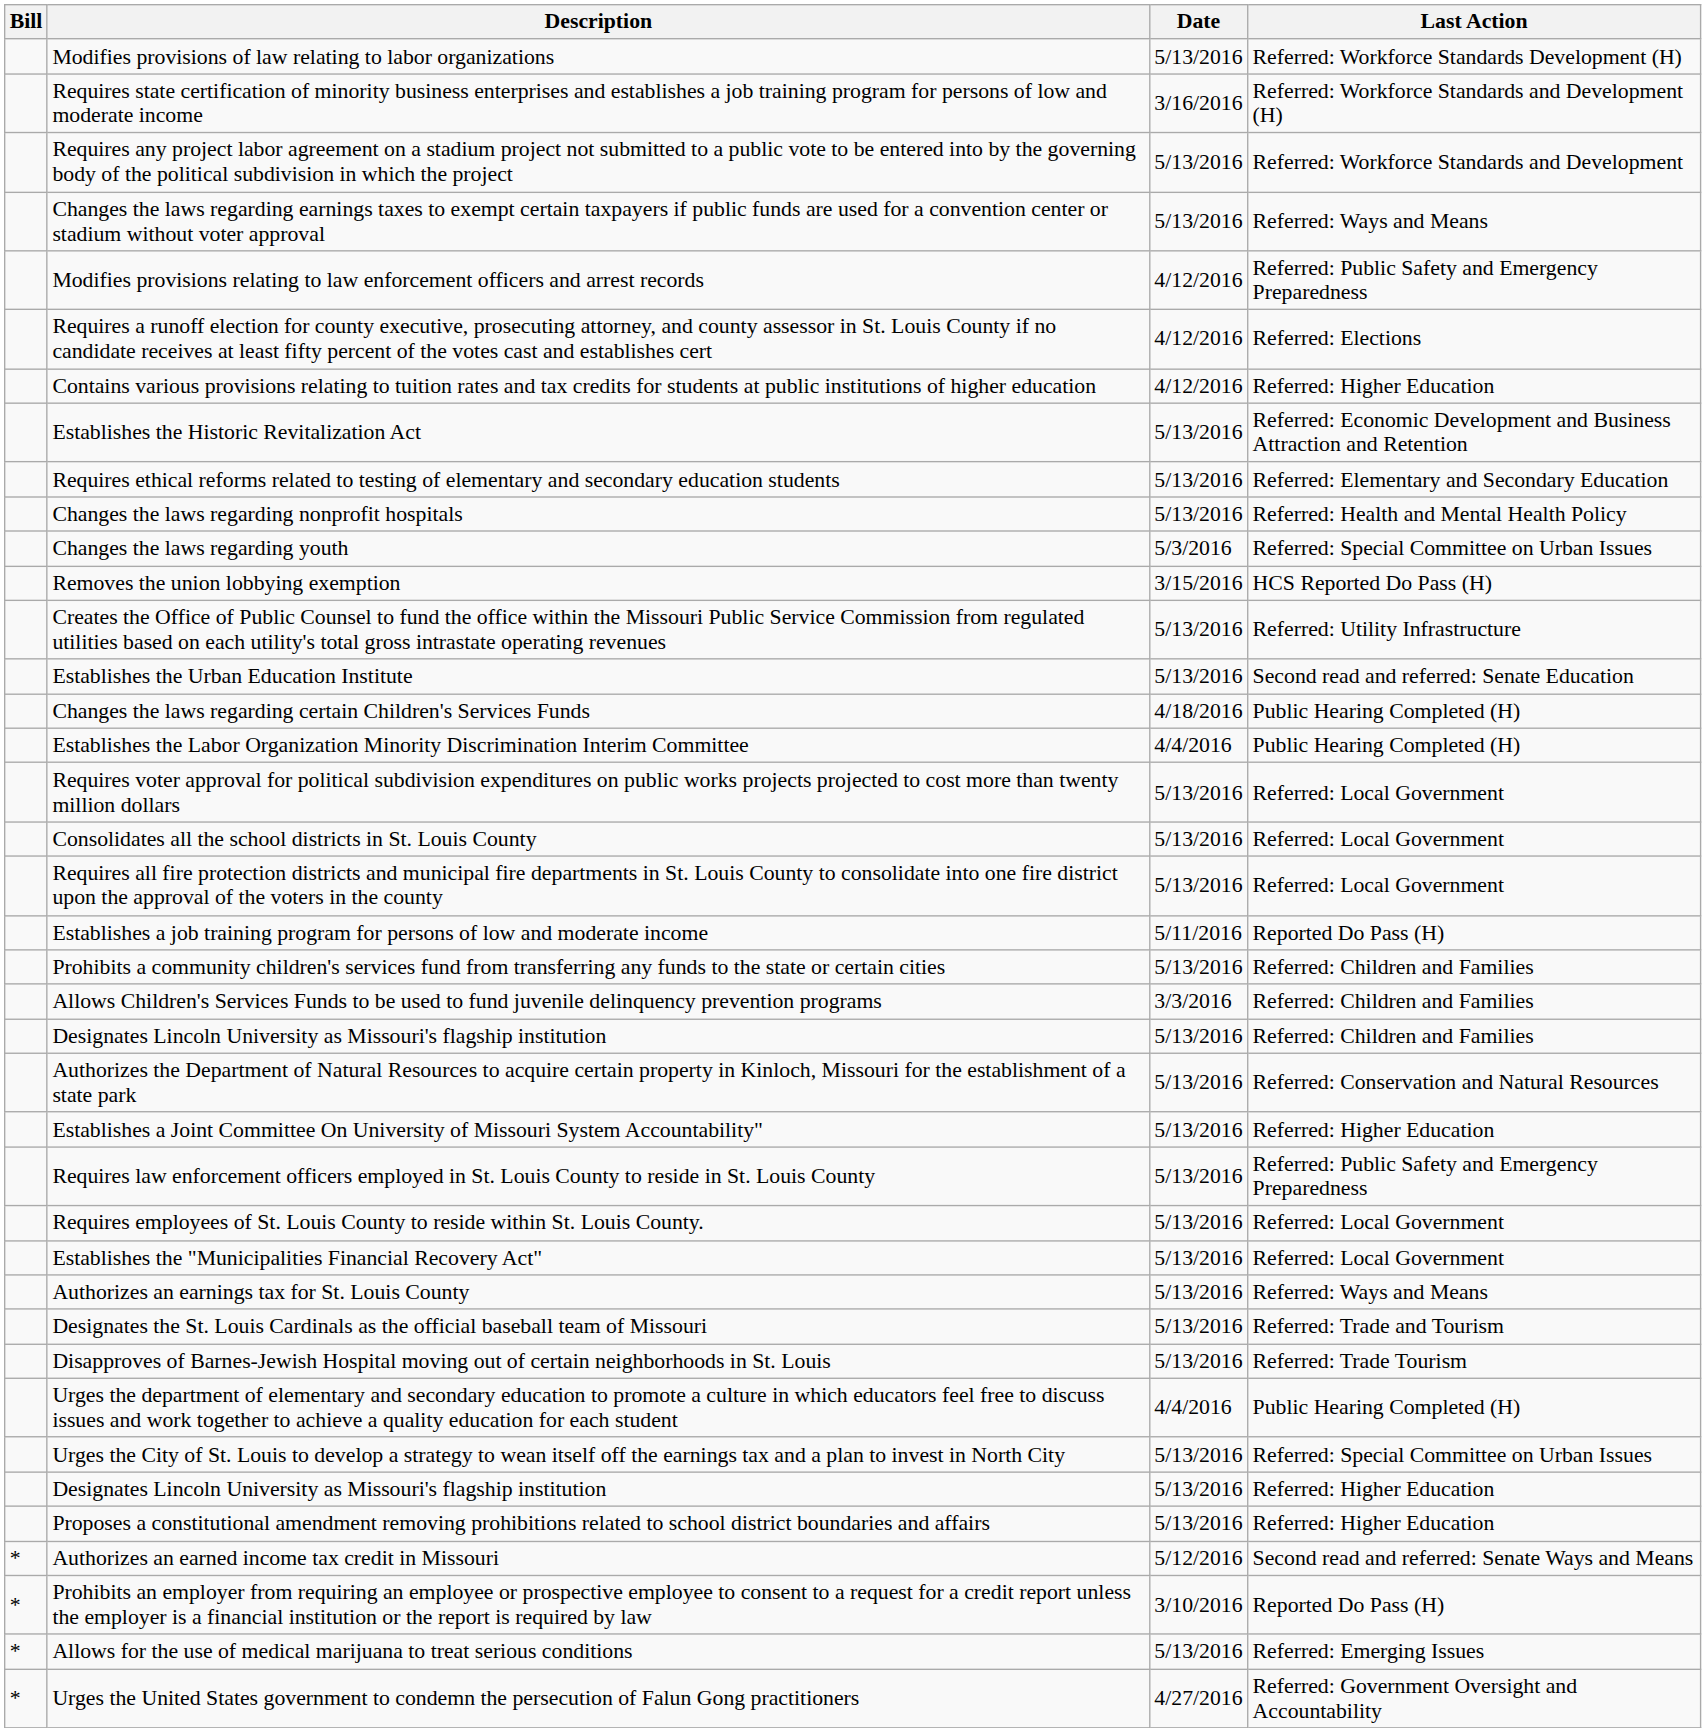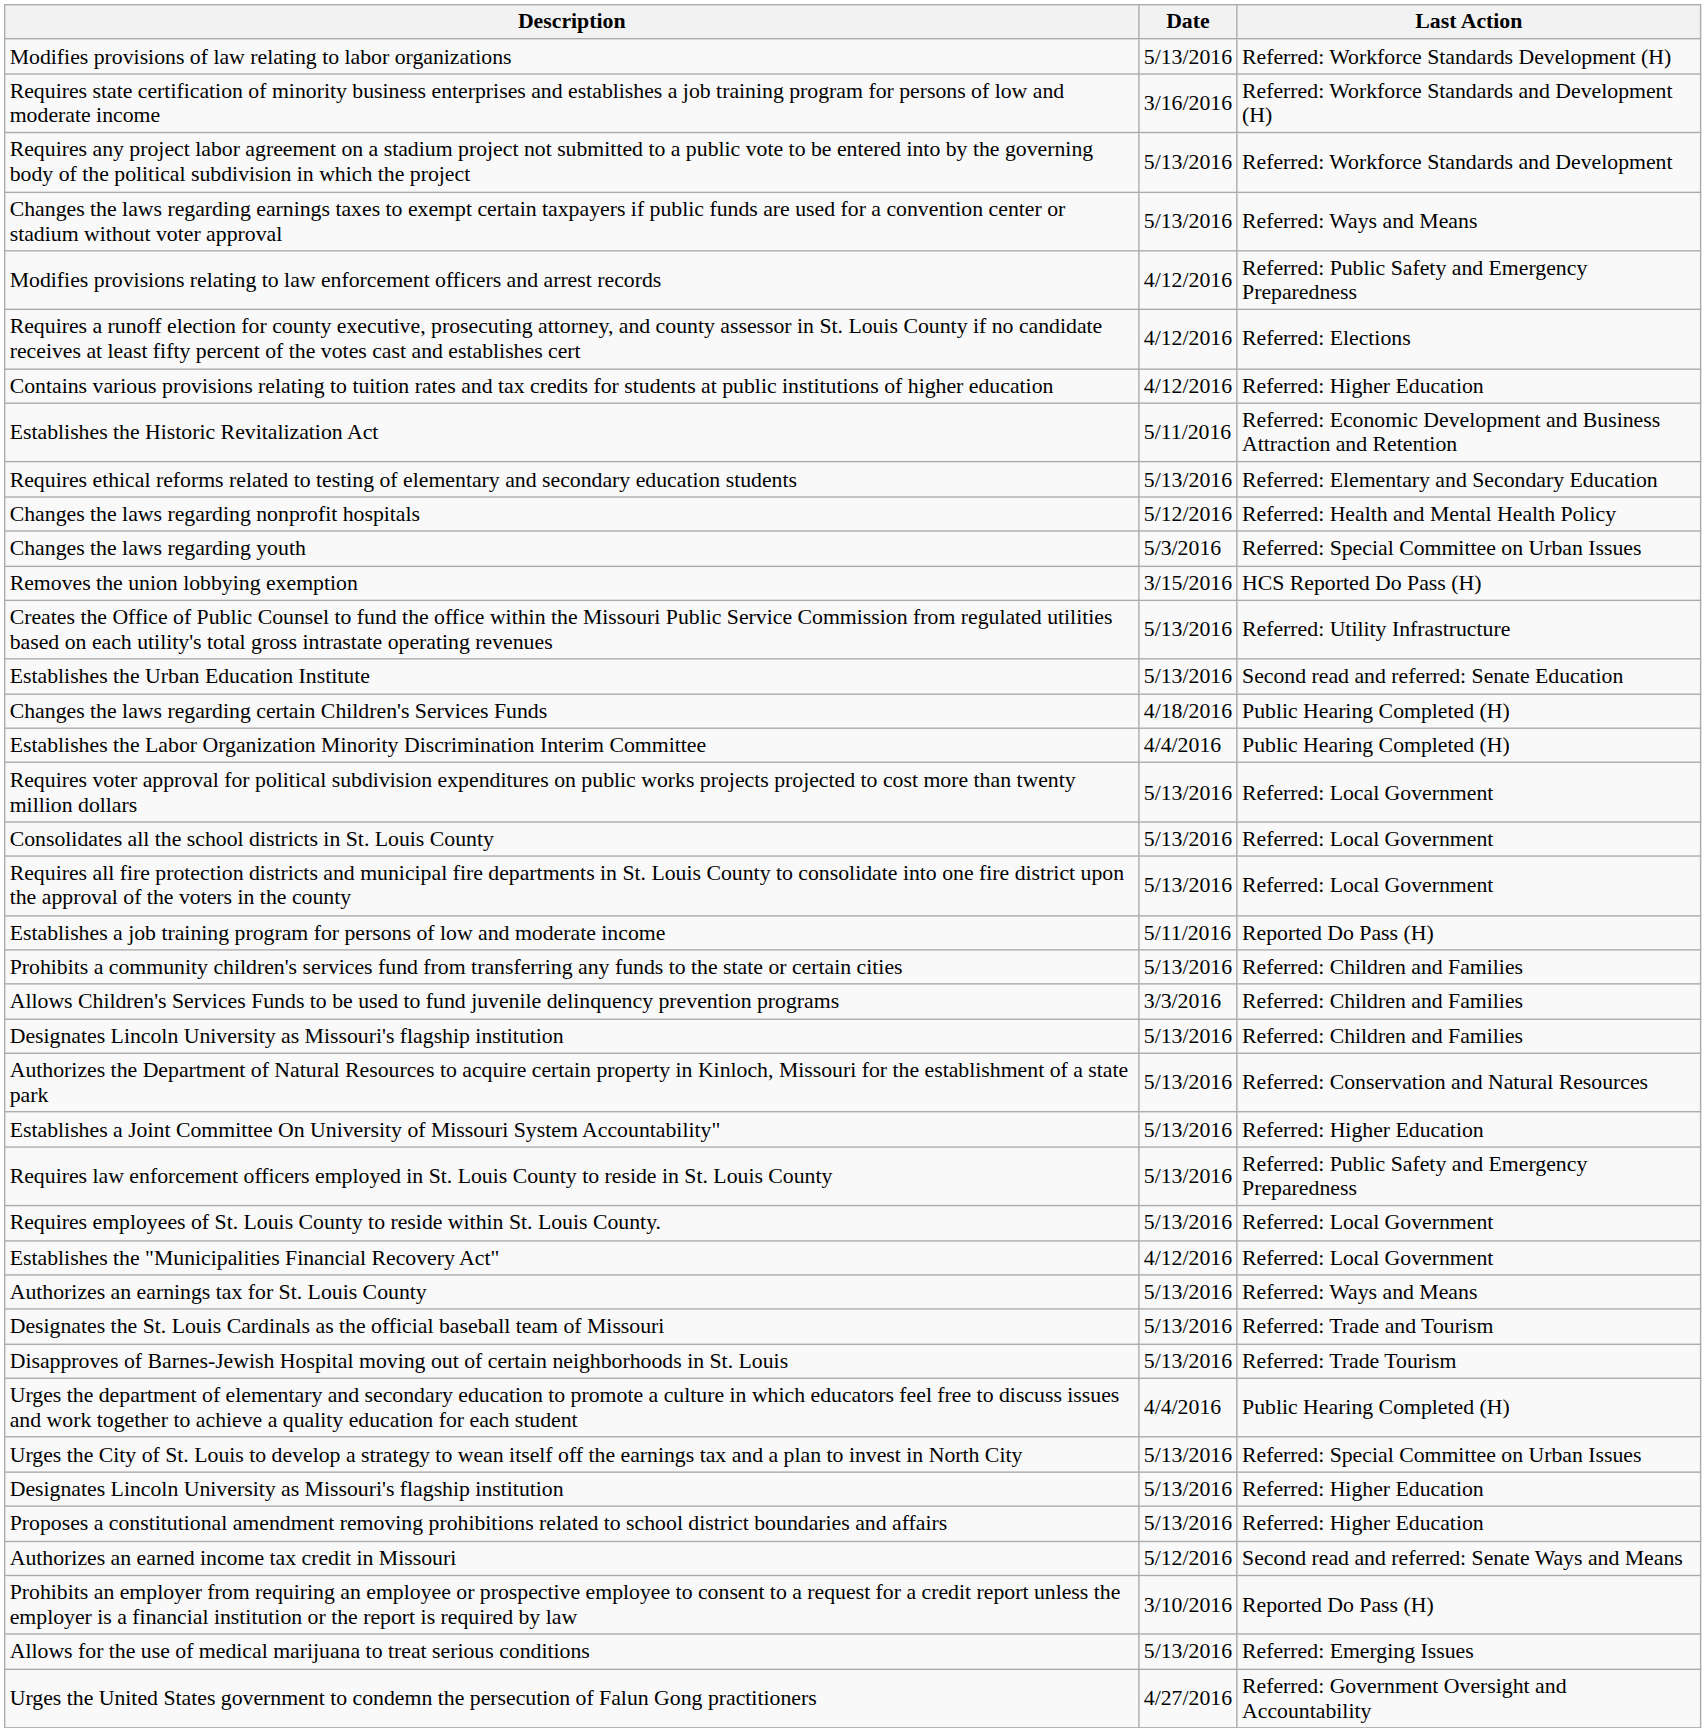- column: (26, 21)
(1198, 432) 5/13/2016 -> (1187, 432) 5/11/2016
(1198, 513) 5/13/2016 -> (1188, 513) 5/12/2016
(1198, 1257) 5/13/2016 -> (1188, 1257) 4/12/2016
